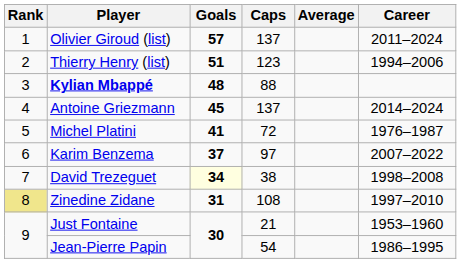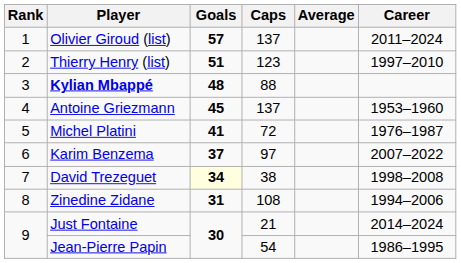(407, 62) 1994–2006 -> (407, 62) 1997–2010
(407, 108) 2014–2024 -> (407, 108) 1953–1960
(26, 200) khaki background -> (26, 200) no background
(407, 200) 1997–2010 -> (407, 200) 1994–2006
(407, 223) 1953–1960 -> (407, 223) 2014–2024
